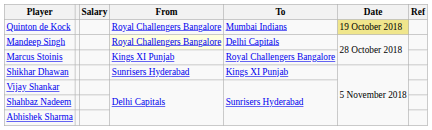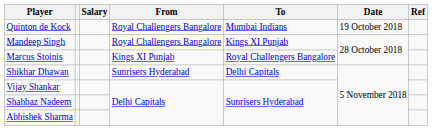(371, 26) khaki background -> (371, 26) no background
(252, 41) Delhi Capitals -> (257, 41) Kings XI Punjab
(257, 72) Kings XI Punjab -> (252, 72) Delhi Capitals
